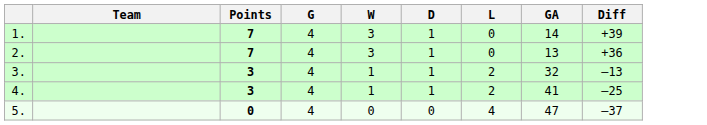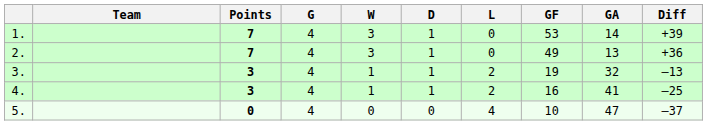+ column: (552, 14)
